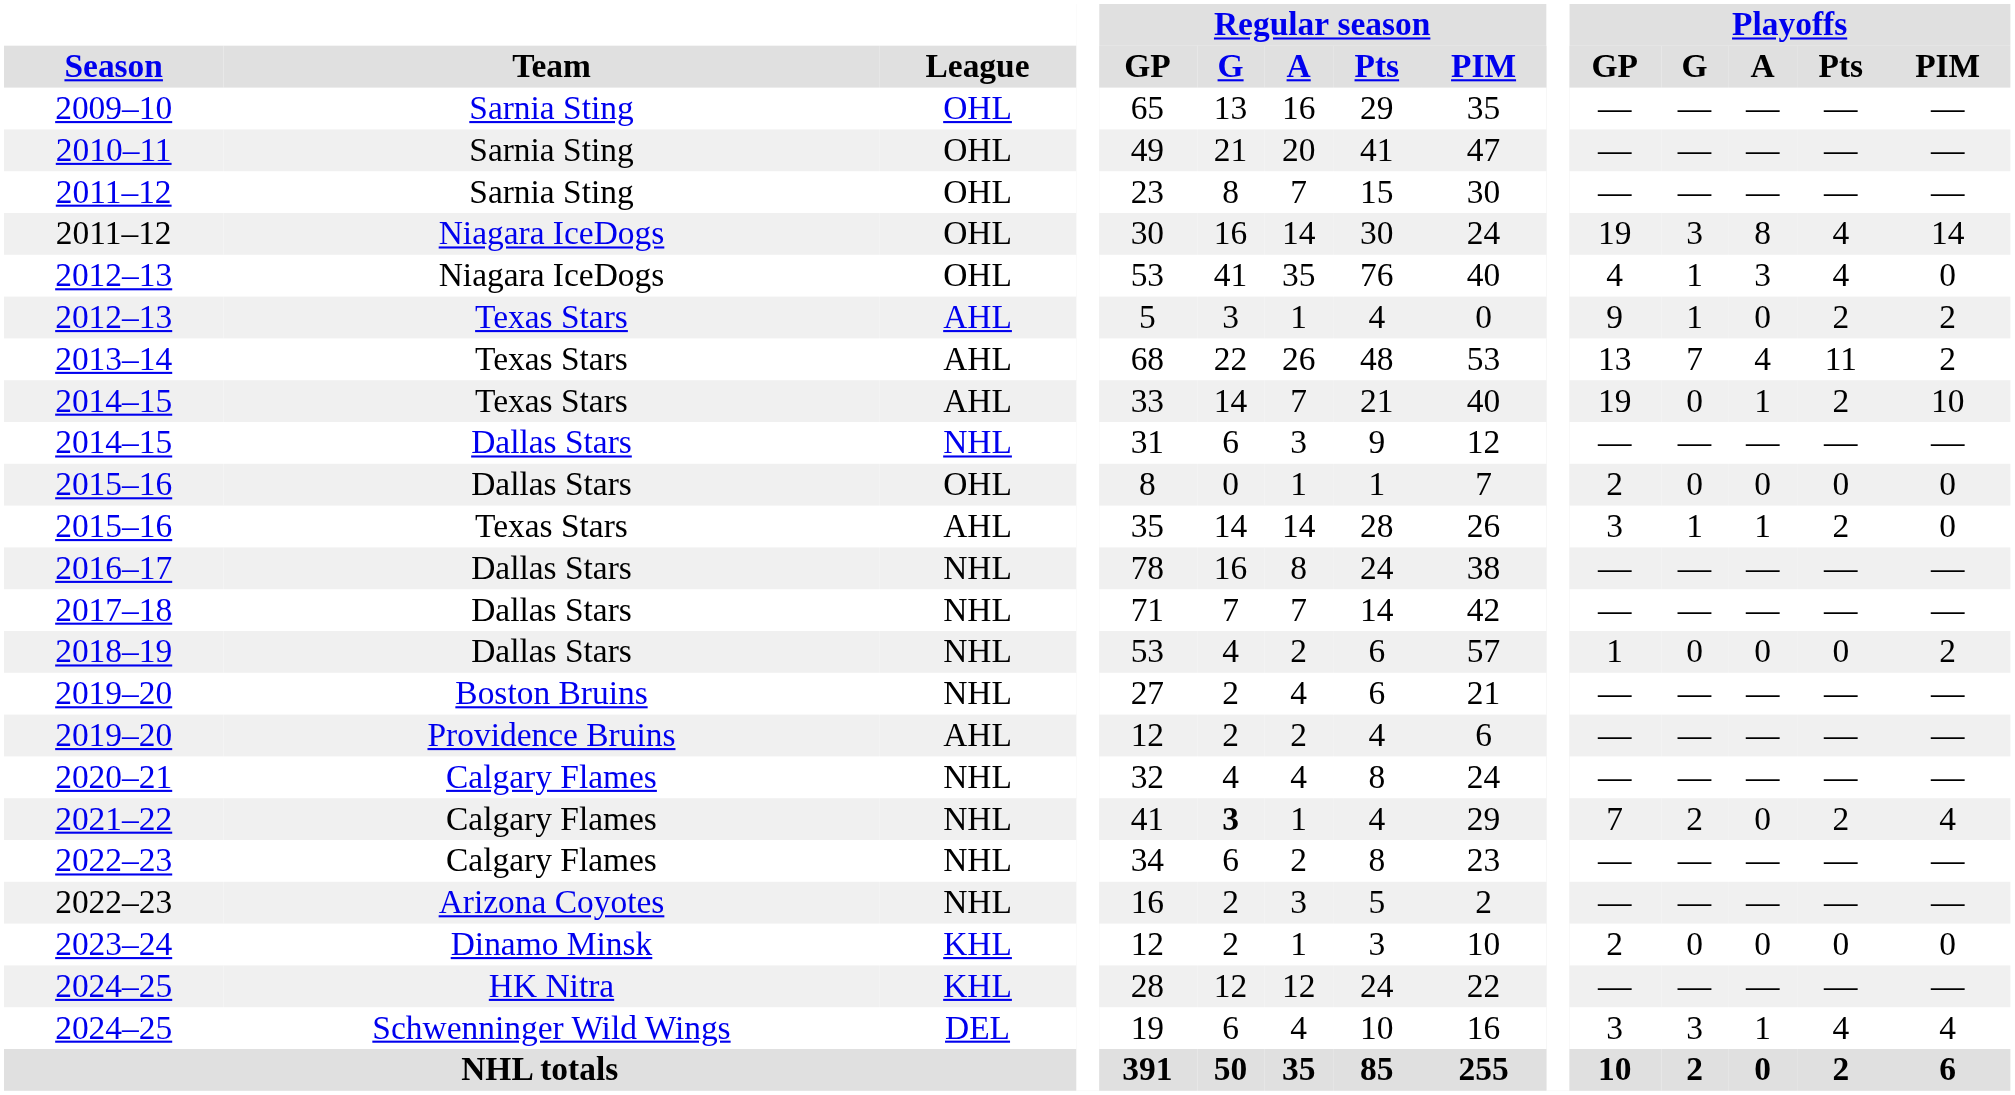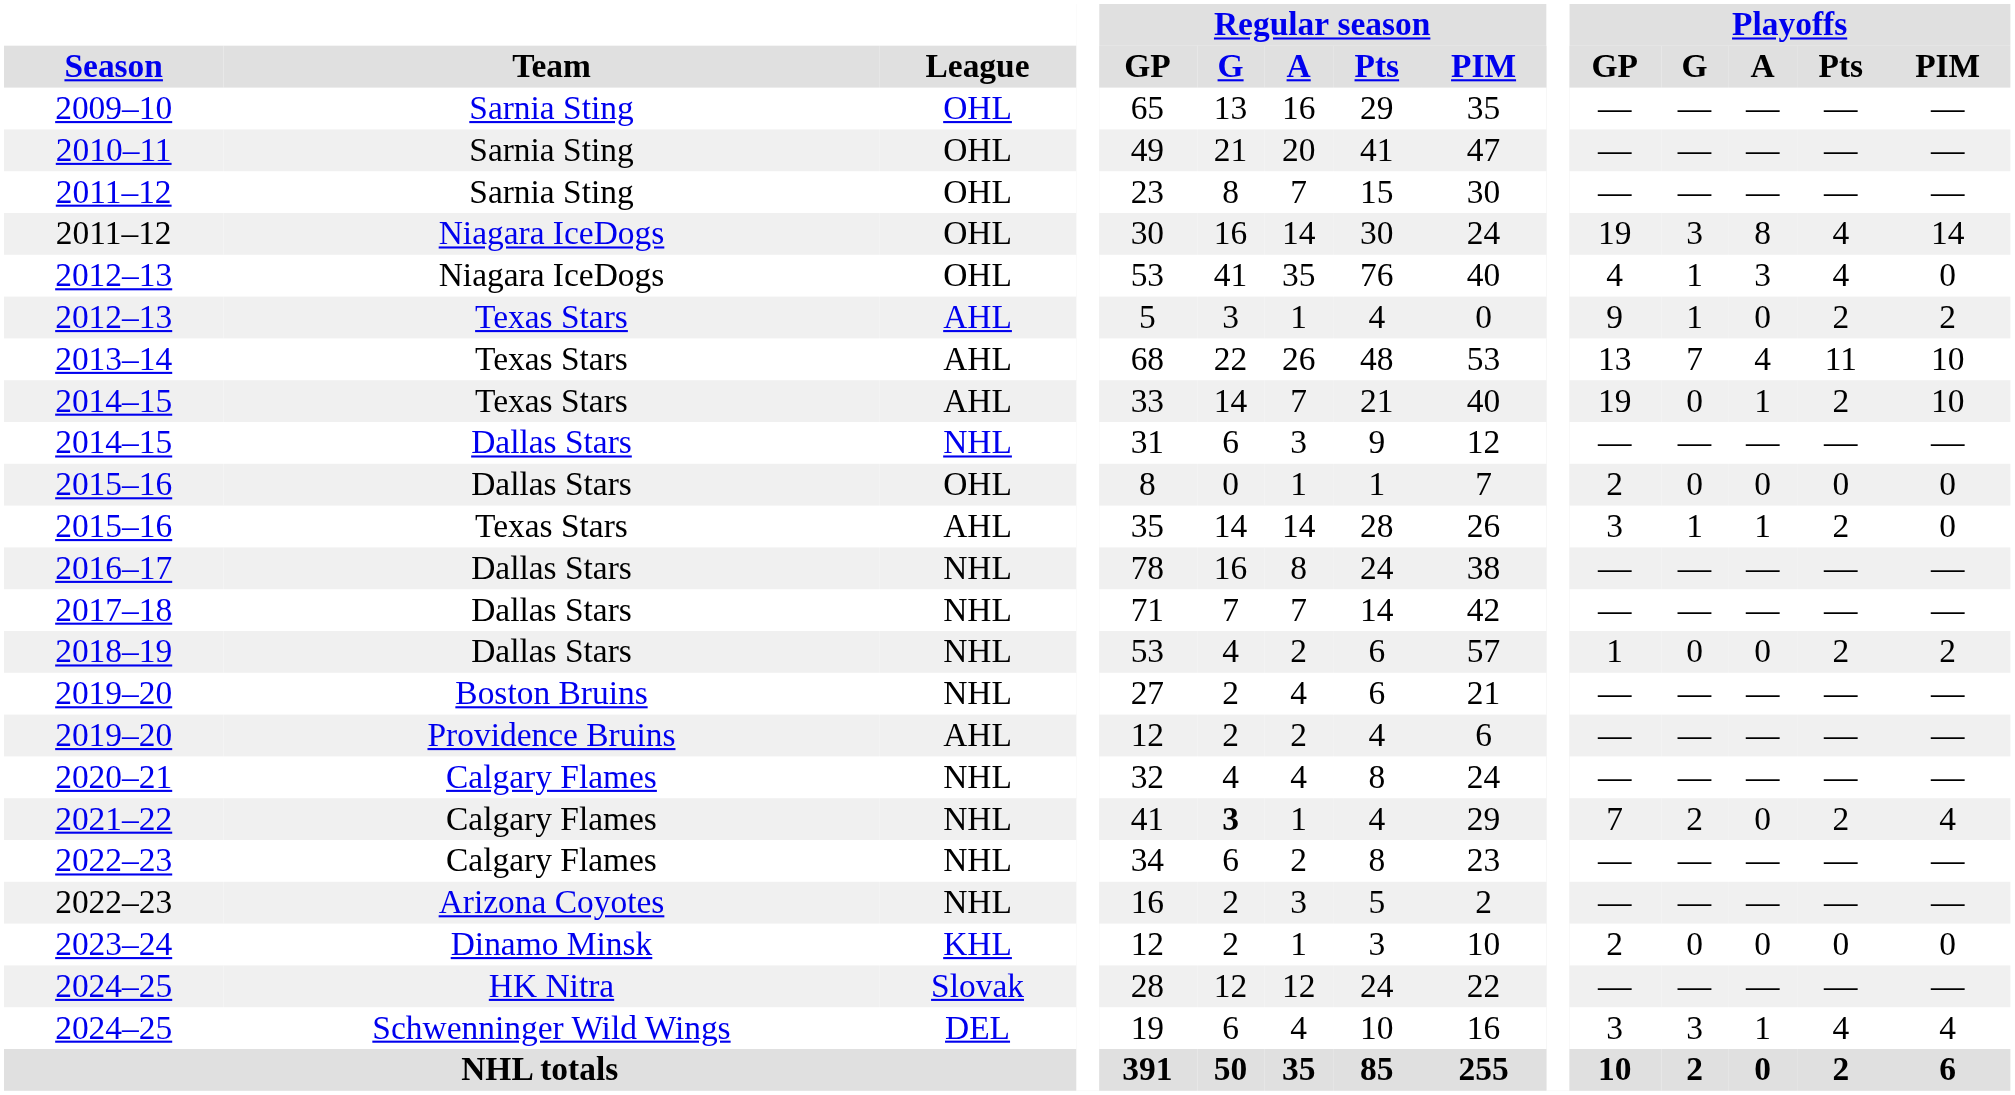(1948, 358) 2 -> (1948, 358) 10
(1841, 651) 0 -> (1841, 651) 2
(978, 985) KHL -> (978, 985) Slovak
